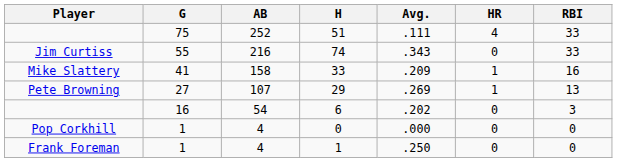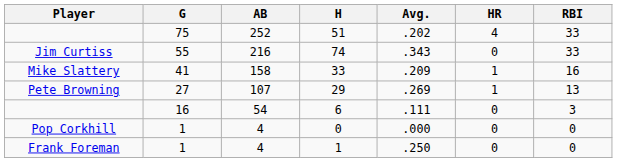(416, 33) .111 -> (416, 33) .202
(416, 109) .202 -> (416, 109) .111
